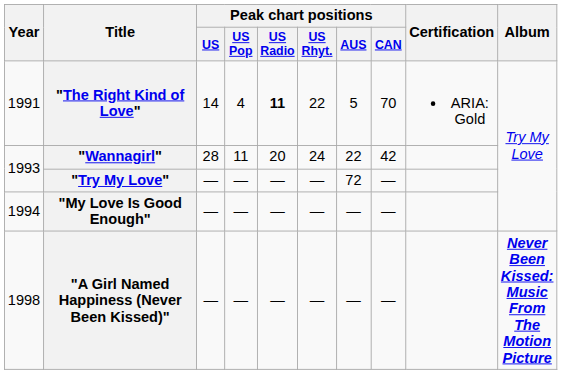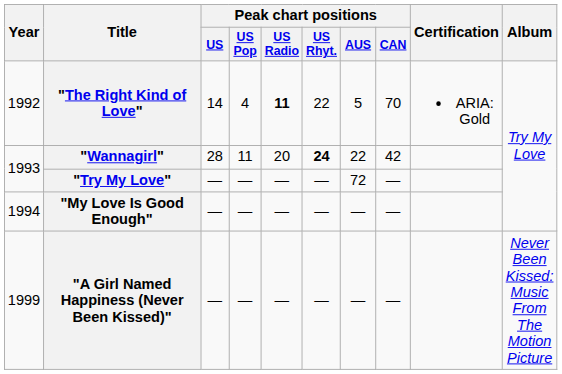(24, 103) 1991 -> (24, 103) 1992
(317, 157) normal -> (322, 157) bold
(24, 300) 1998 -> (24, 300) 1999
(527, 300) bold -> (530, 300) normal
